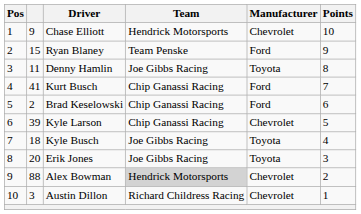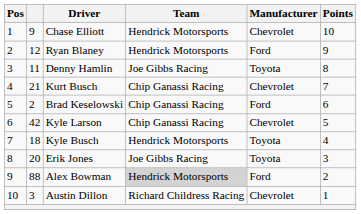(35, 49) 15 -> (35, 49) 12
(158, 49) Team Penske -> (178, 49) Hendrick Motorsports
(35, 85) 41 -> (35, 85) 21
(260, 85) Ford -> (272, 85) Chevrolet
(35, 122) 39 -> (35, 122) 42
(168, 140) Joe Gibbs Racing -> (178, 140) Hendrick Motorsports
(272, 176) Chevrolet -> (260, 176) Ford
